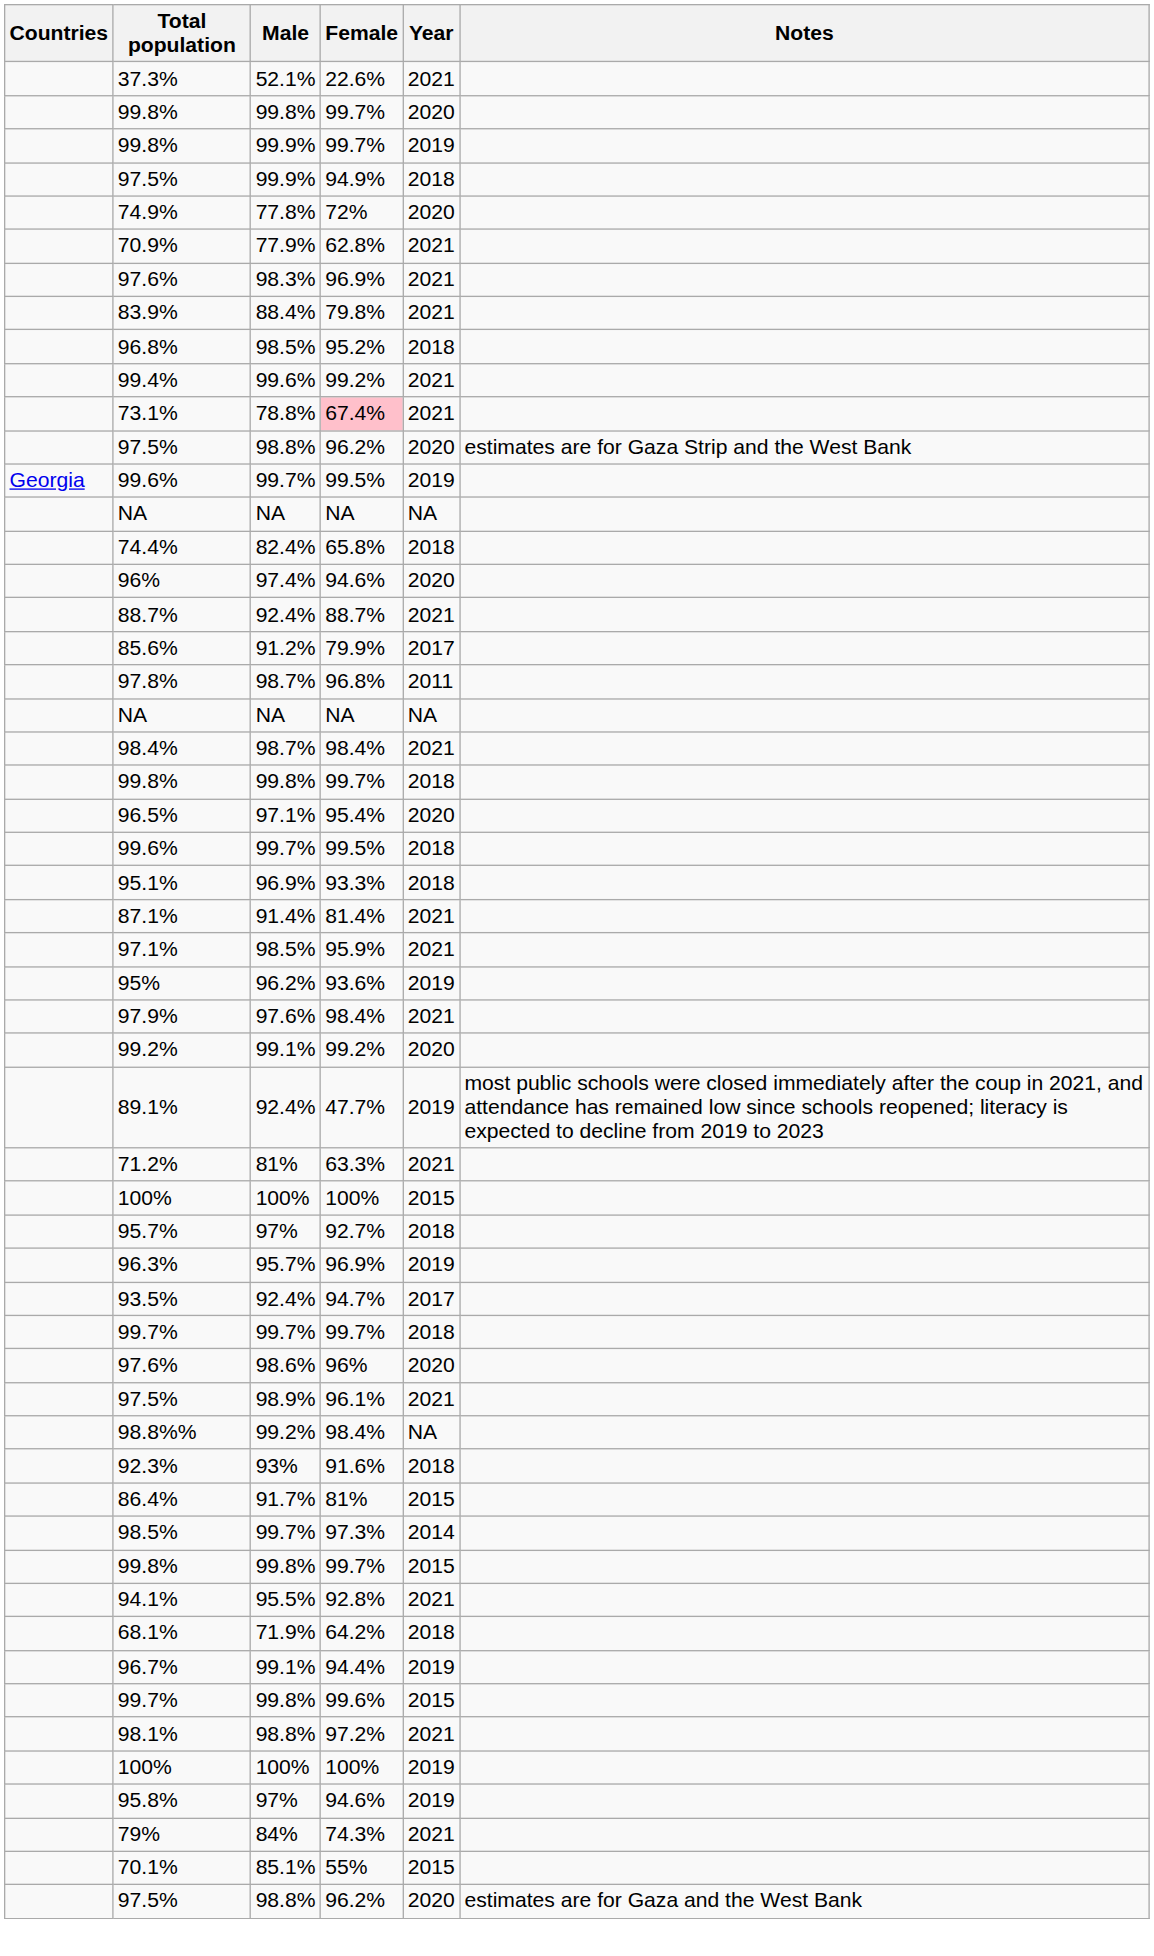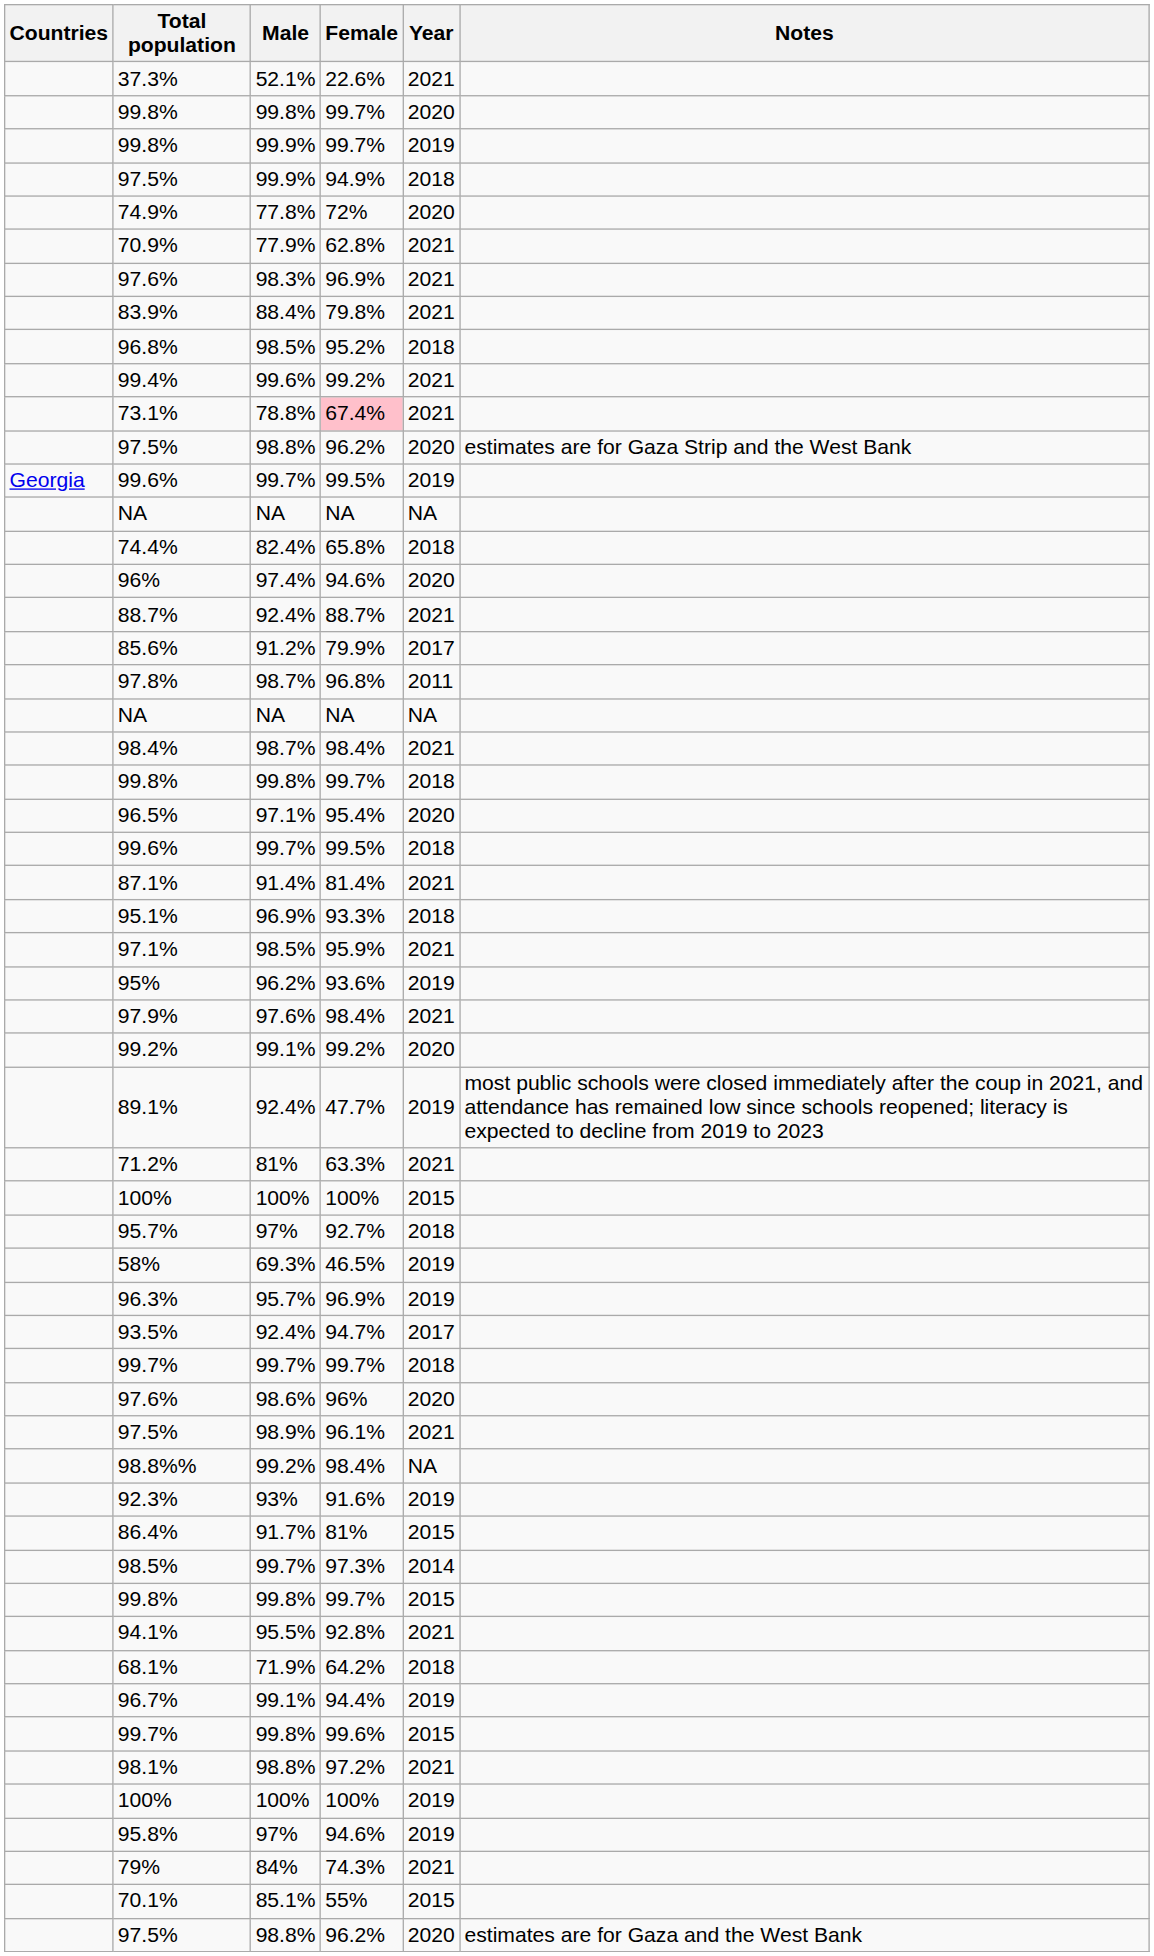rows swapped: (148, 915) <-> (148, 882)
+ row: (139, 1264)
(431, 1465) 2018 -> (431, 1499) 2019
